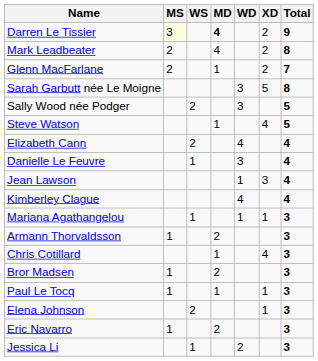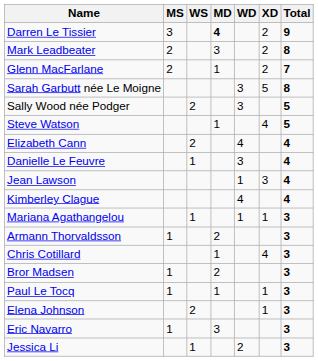(170, 32) lightyellow background -> (170, 32) no background
(217, 50) 4 -> (217, 50) 3
(217, 328) 2 -> (217, 328) 3
